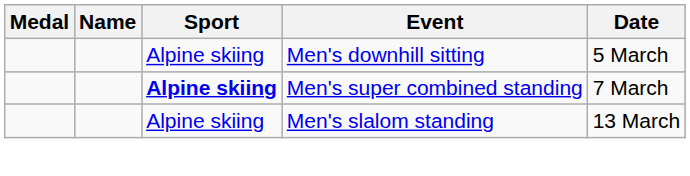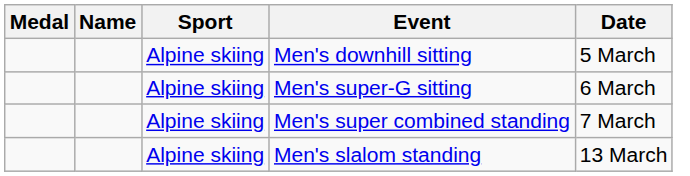+ row: (373, 88)
(212, 88) bold -> (205, 121) normal
